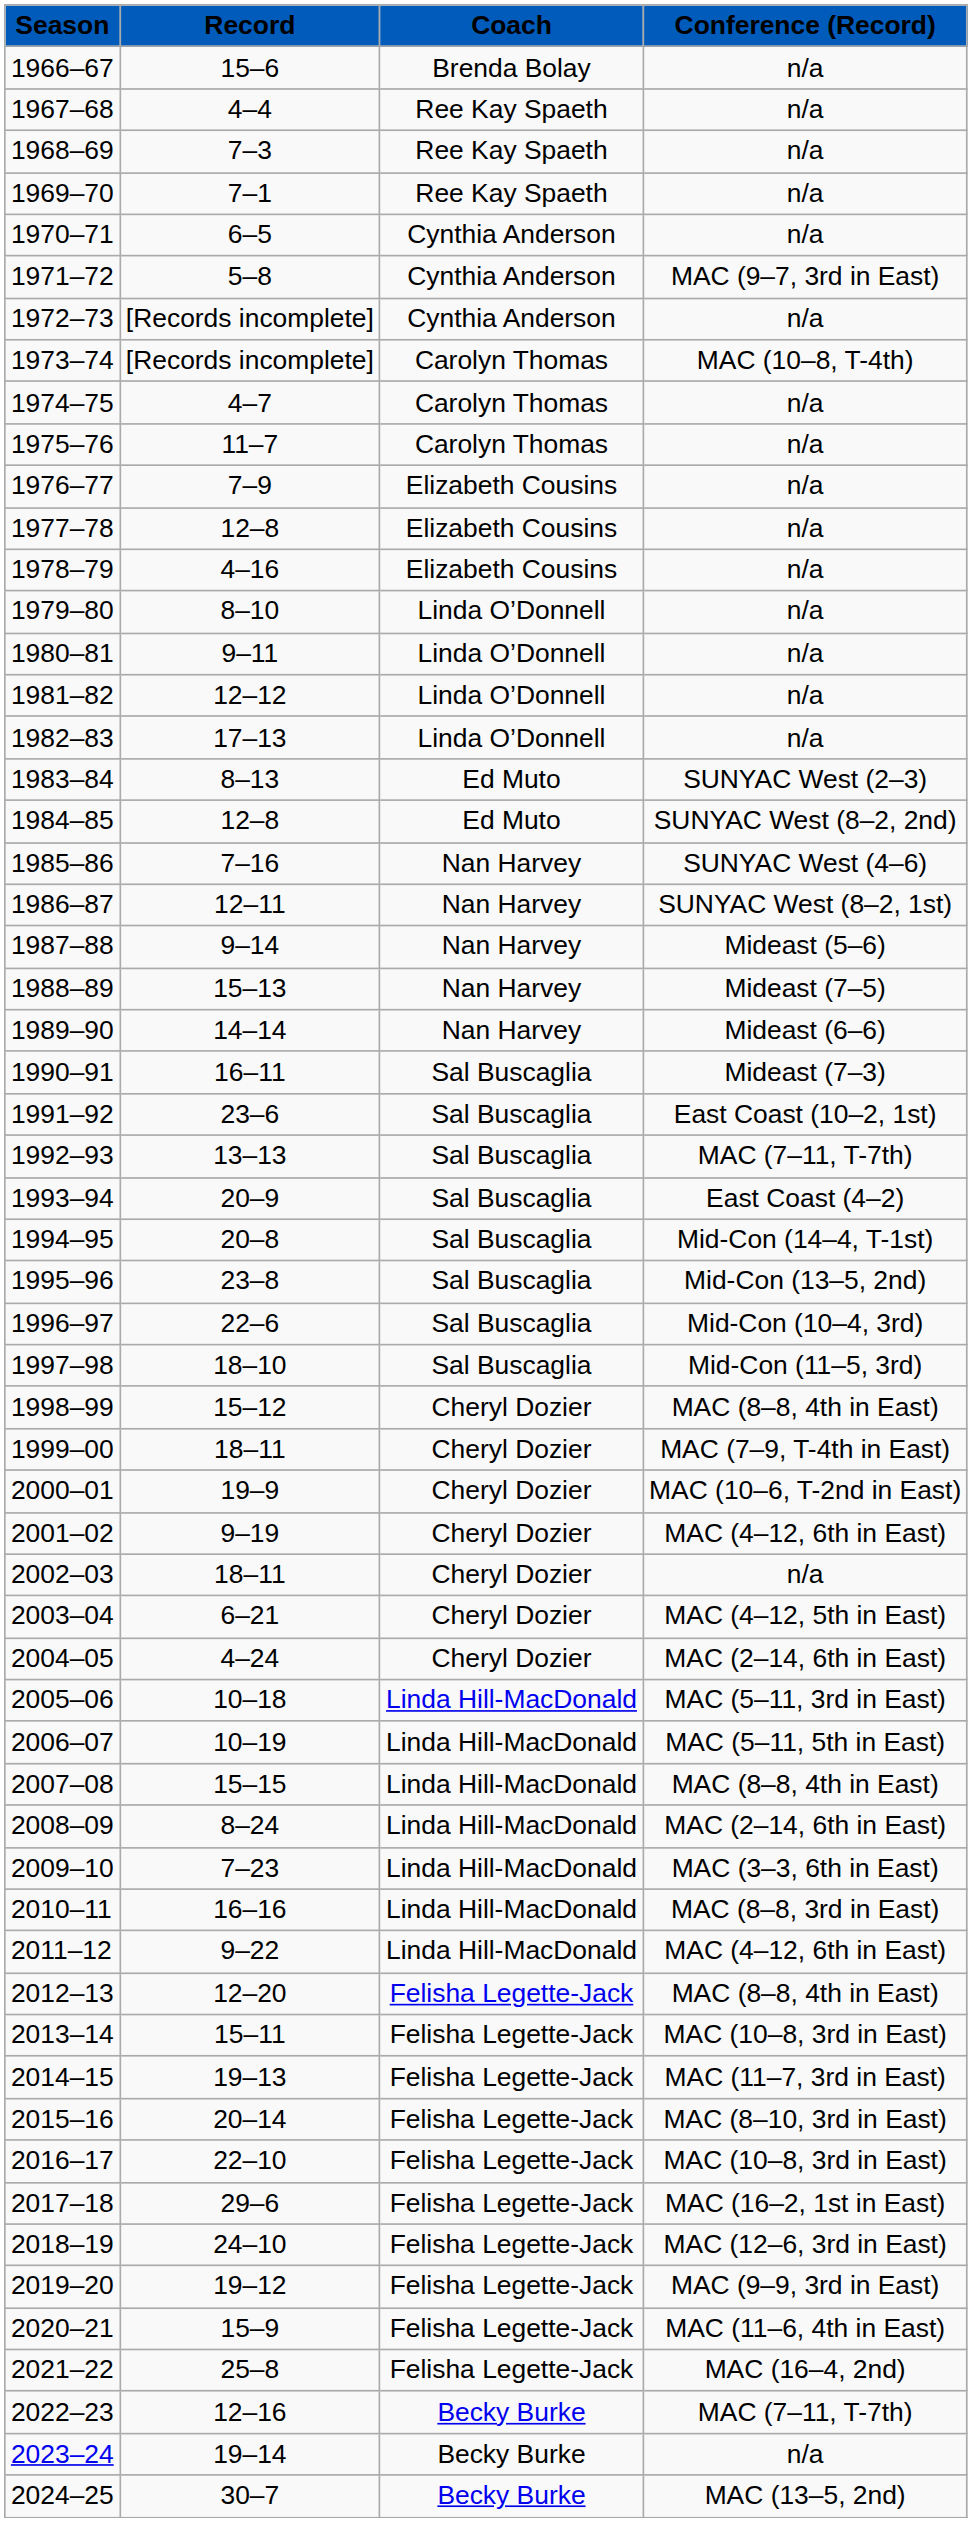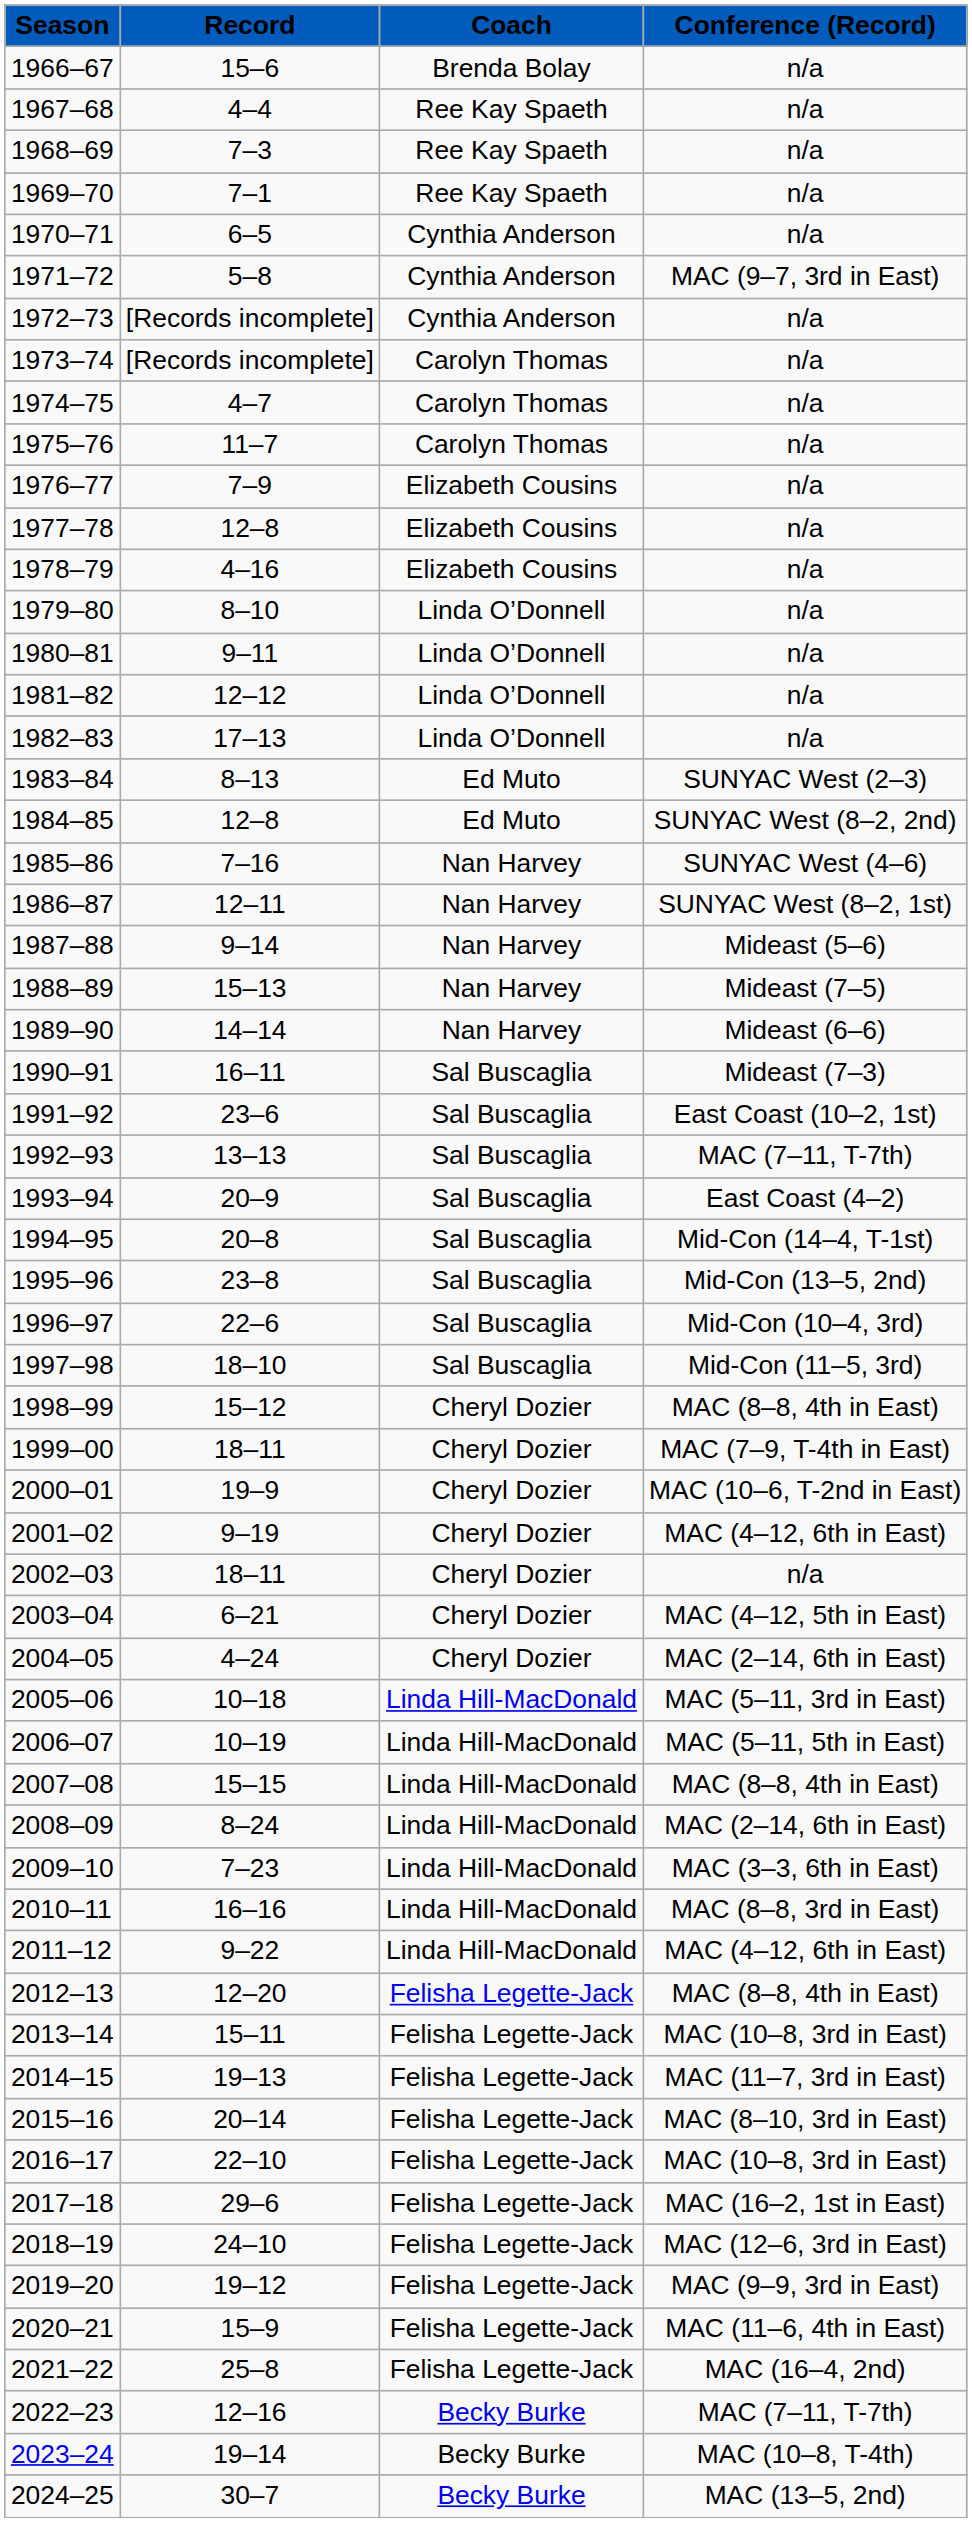(805, 360) MAC (10–8, T-4th) -> (805, 360) n/a
(805, 2453) n/a -> (805, 2453) MAC (10–8, T-4th)
